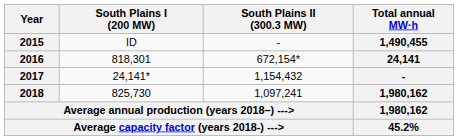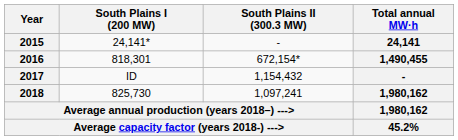(131, 42) ID -> (131, 42) 24,141*
(403, 42) 1,490,455 -> (403, 42) 24,141
(403, 59) 24,141 -> (403, 59) 1,490,455
(131, 76) 24,141* -> (131, 76) ID
